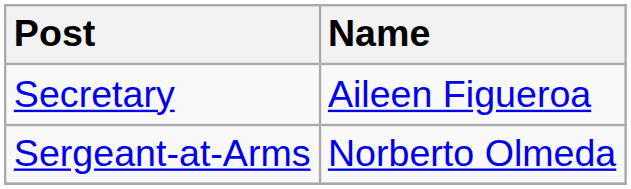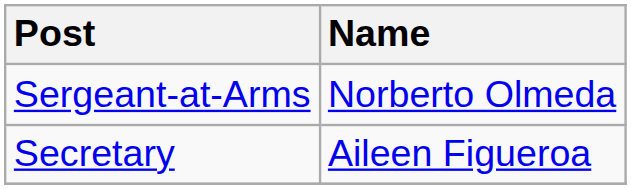rows swapped: (94, 93) <-> (162, 153)
